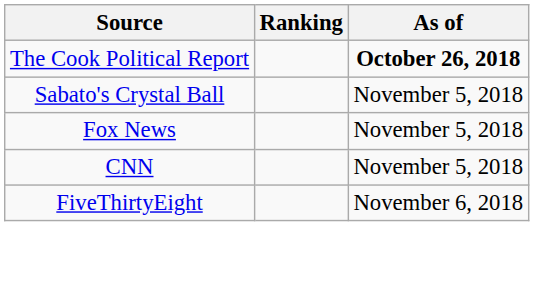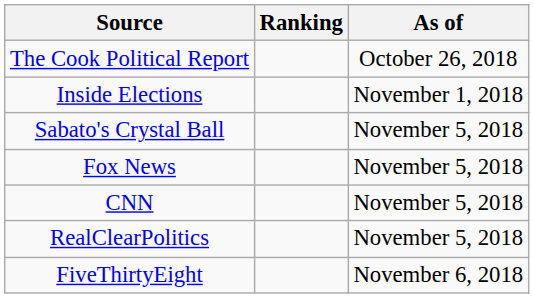(438, 58) bold -> (438, 58) normal
+ row: (130, 94)
+ row: (130, 238)
